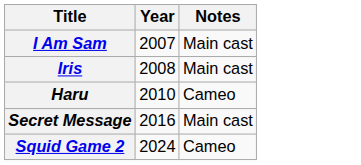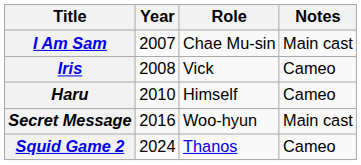+ column: (229, 17)
(218, 69) Main cast -> (309, 69) Cameo
